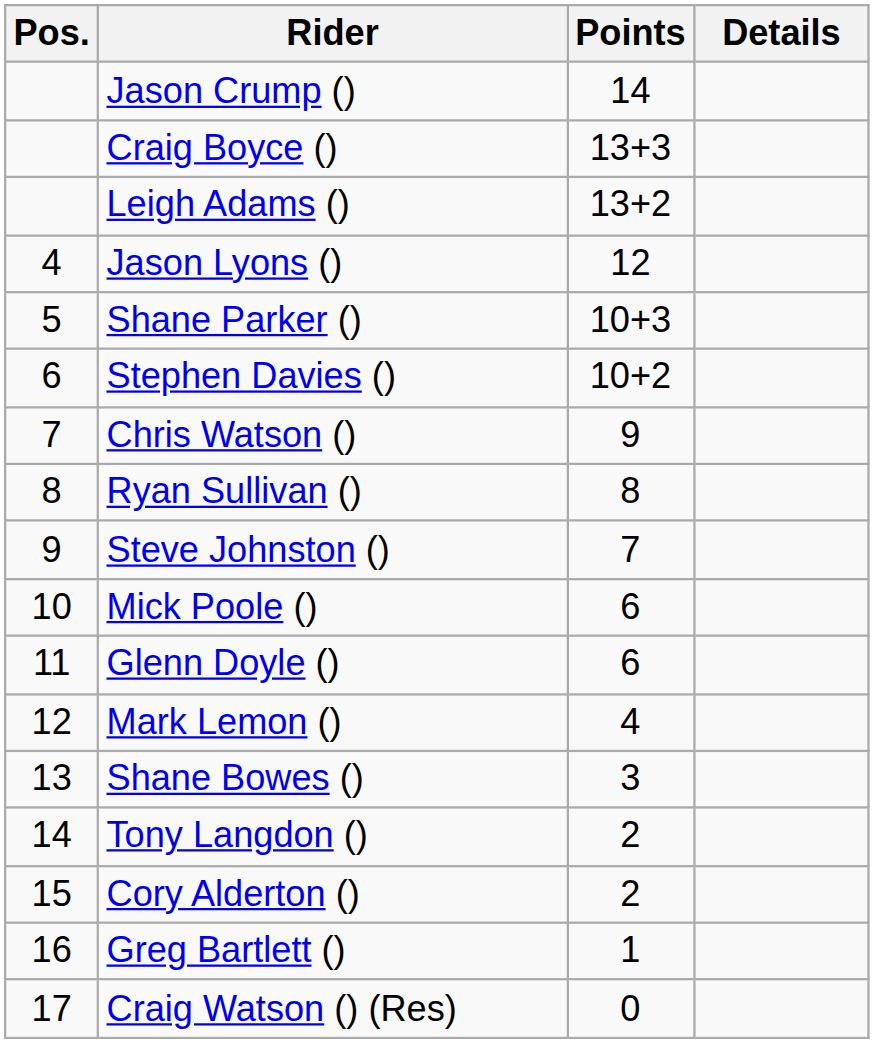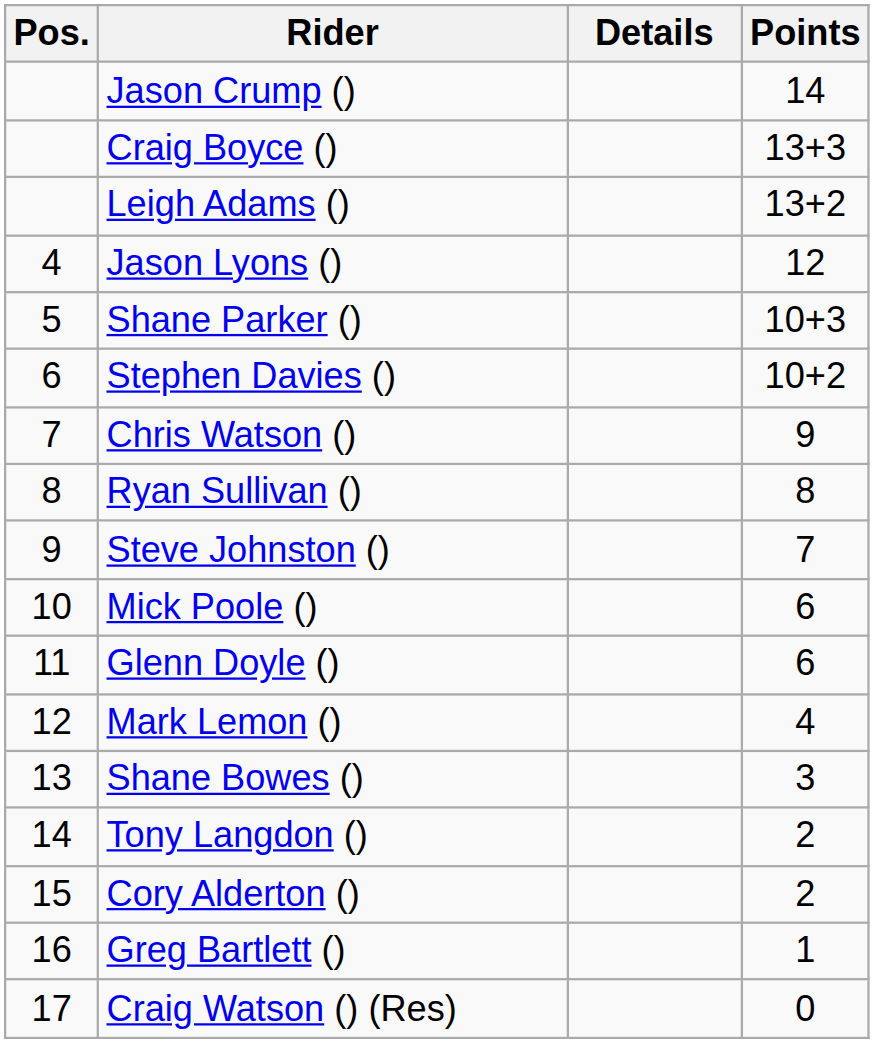columns swapped: (630, 33) <-> (781, 33)
